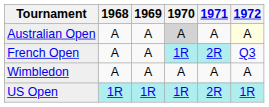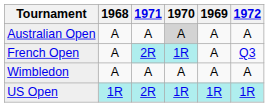columns swapped: (148, 14) <-> (214, 14)
(247, 33) lightyellow background -> (247, 33) no background
